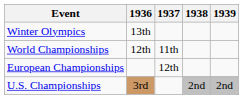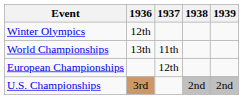(141, 31) 13th -> (141, 31) 12th
(141, 49) 12th -> (141, 49) 13th
